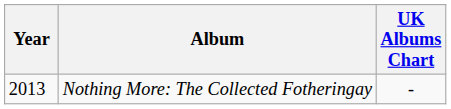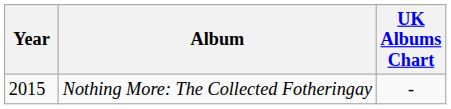(27, 88) 2013 -> (27, 88) 2015
